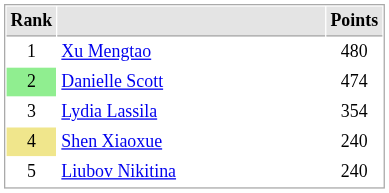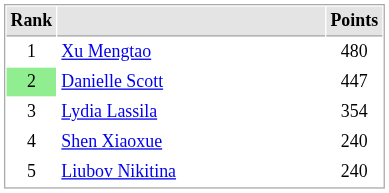(354, 81) 474 -> (354, 81) 447
(31, 141) khaki background -> (31, 141) no background
